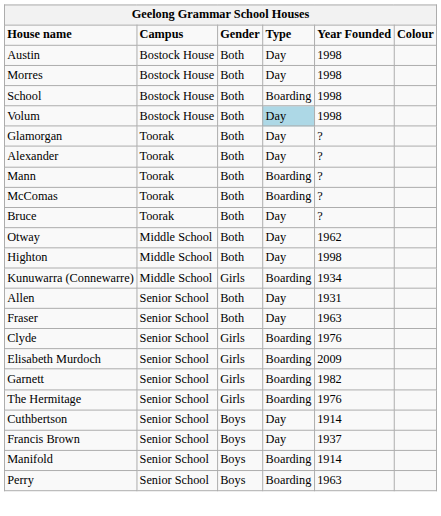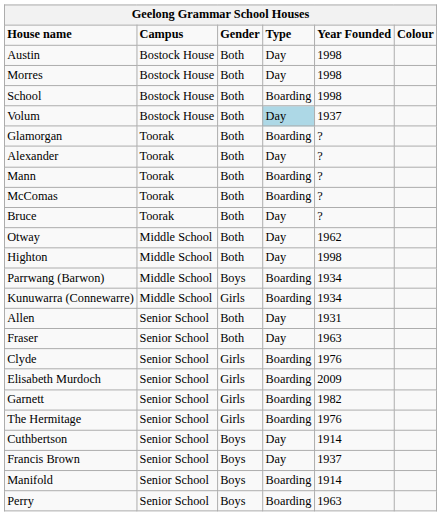(329, 116) 1998 -> (329, 116) 1937
(276, 136) Day -> (288, 136) Boarding
+ row: (56, 278)
